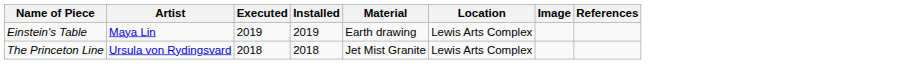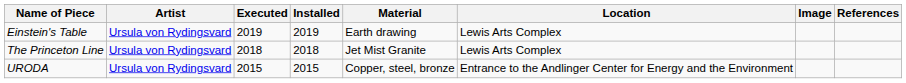(132, 31) Maya Lin -> (170, 31) Ursula von Rydingsvard
+ row: (28, 68)
